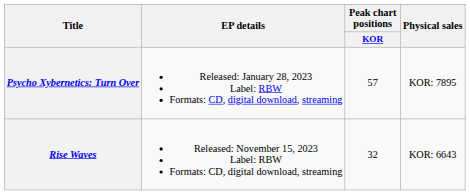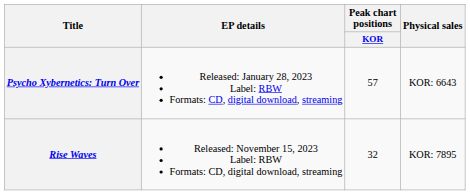(433, 83) KOR: 7895 -> (433, 83) KOR: 6643
(433, 154) KOR: 6643 -> (433, 154) KOR: 7895
